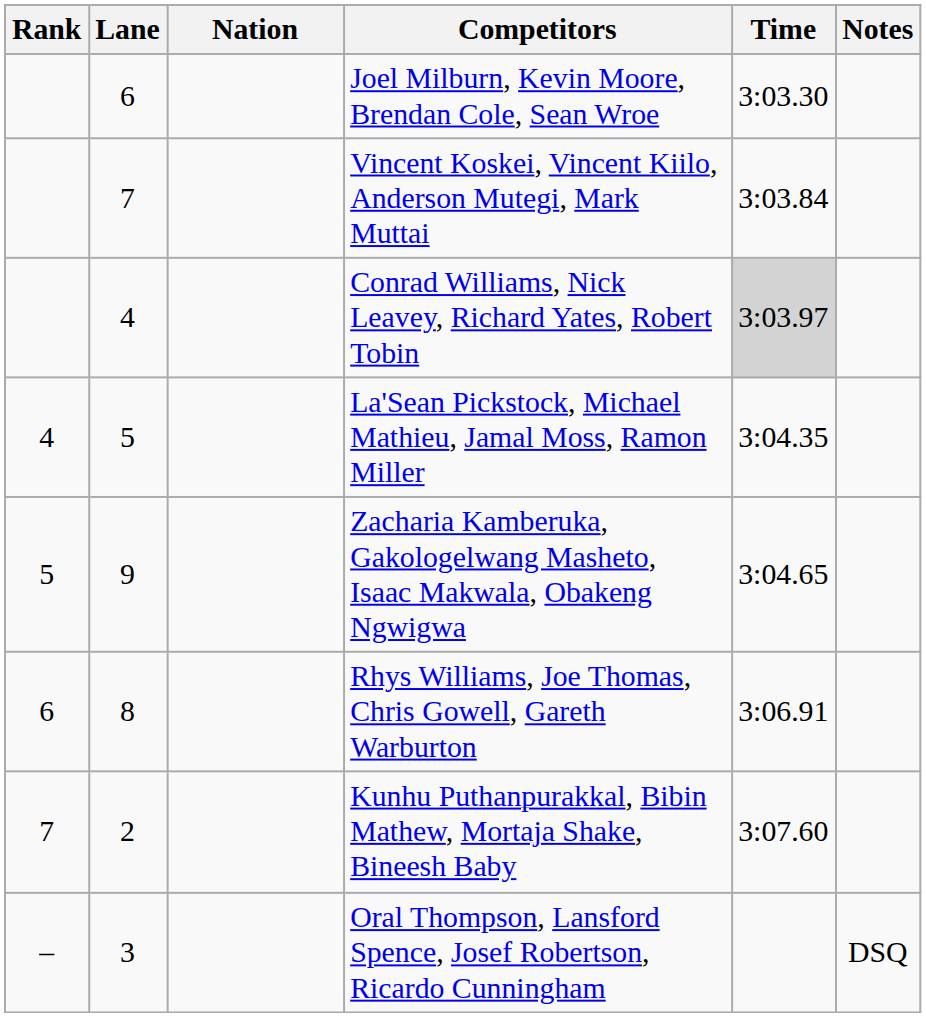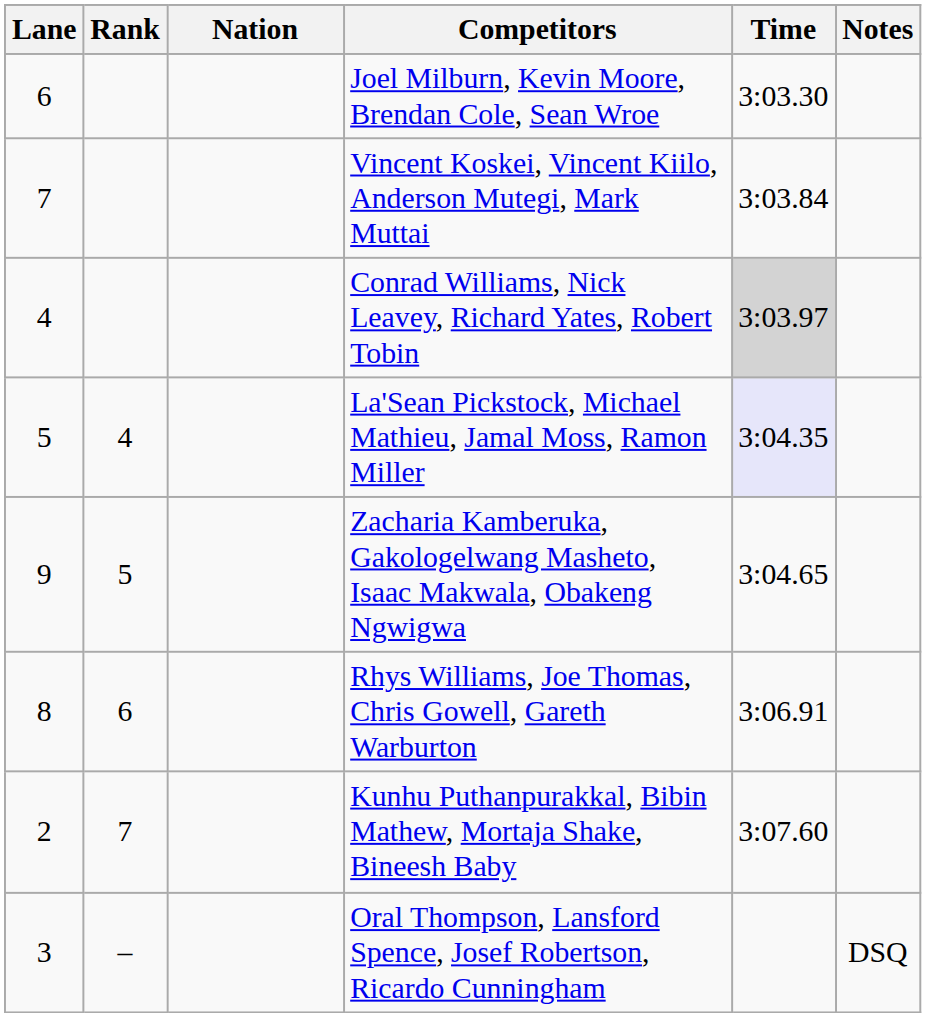columns swapped: (47, 29) <-> (128, 29)
(783, 437) no background -> (783, 437) lavender background
